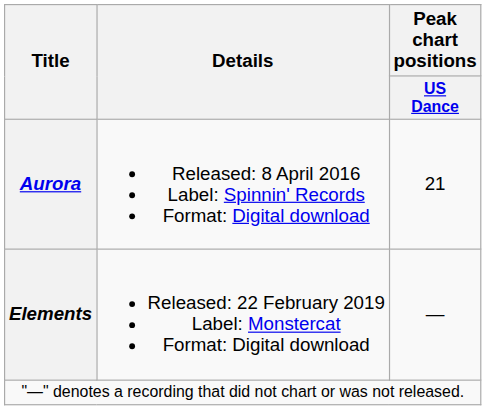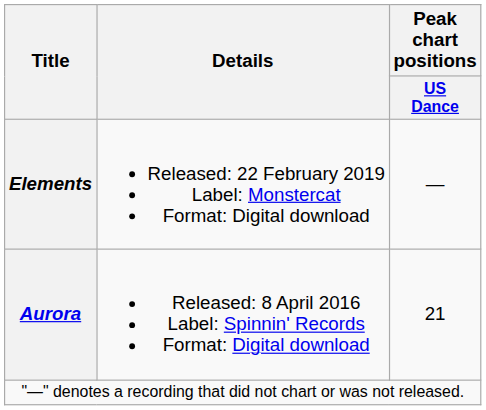rows swapped: (51, 184) <-> (51, 314)
